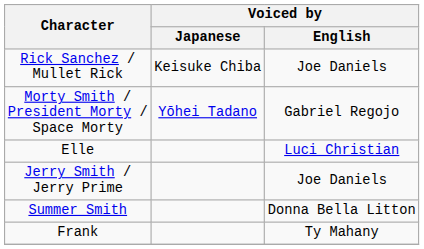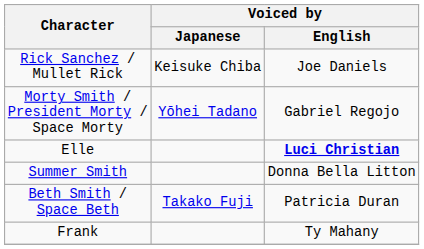(342, 151) normal -> (342, 151) bold
- row: (78, 181)
+ row: (78, 203)
